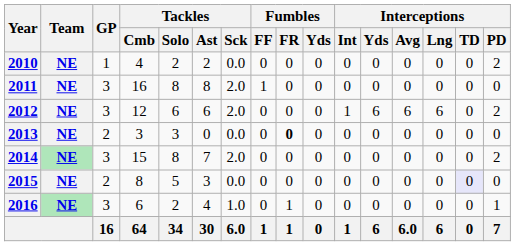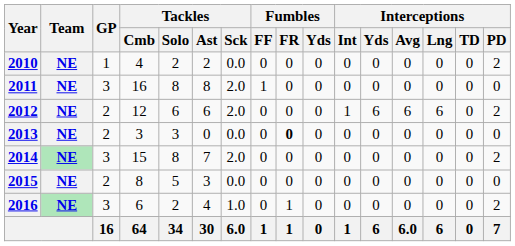(106, 110) 3 -> (106, 110) 2
(470, 181) lavender background -> (470, 181) no background
(497, 205) 1 -> (497, 205) 2
